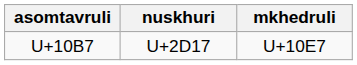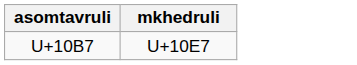- column: (178, 18)
